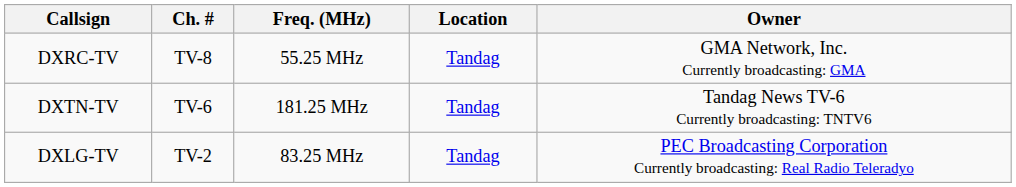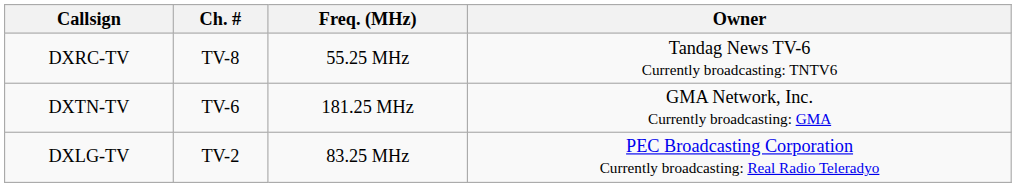- column: (473, 18)
(774, 58) GMA Network, Inc. Currently broadcasting: GMA -> (740, 58) Tandag News TV-6 Currently broadcasting: TNTV6
(774, 107) Tandag News TV-6 Currently broadcasting: TNTV6 -> (740, 107) GMA Network, Inc. Currently broadcasting: GMA
